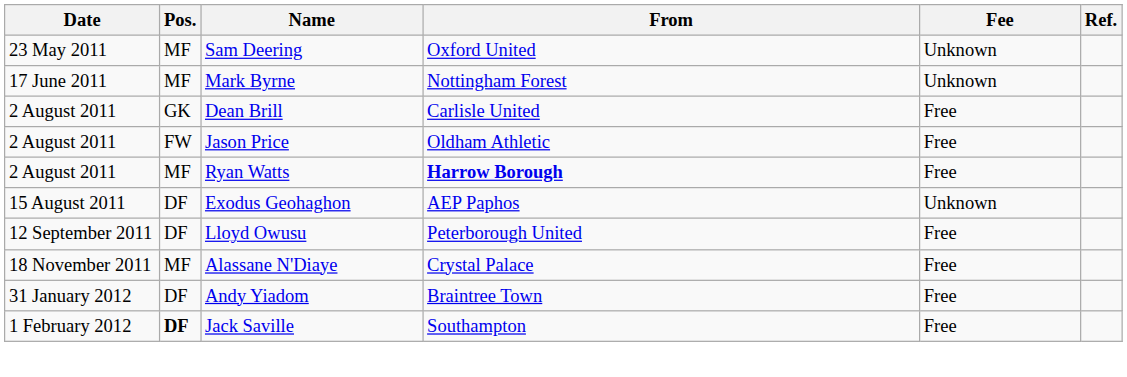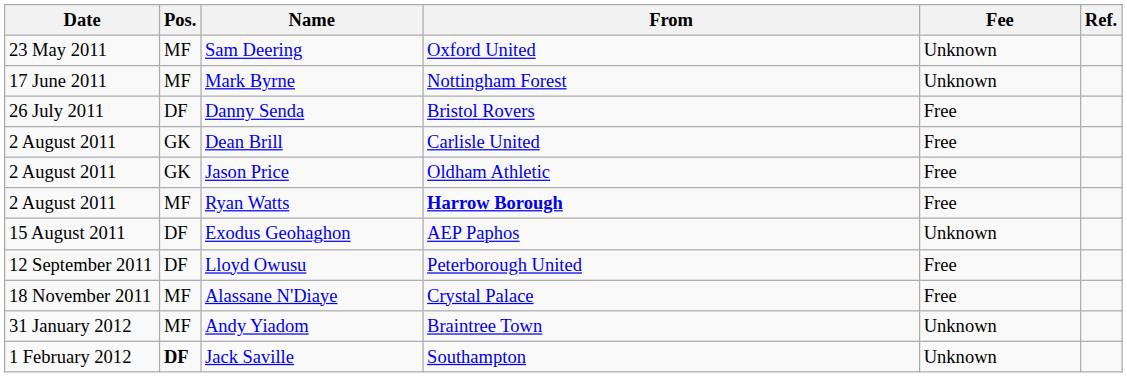+ row: (255, 111)
(178, 142) FW -> (177, 172) GK
(176, 295) DF -> (177, 325) MF
(940, 295) Free -> (960, 325) Unknown
(940, 325) Free -> (960, 356) Unknown
